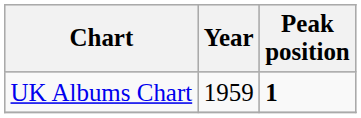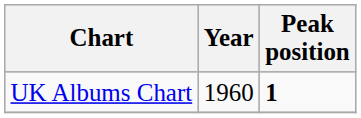(229, 91) 1959 -> (229, 91) 1960
